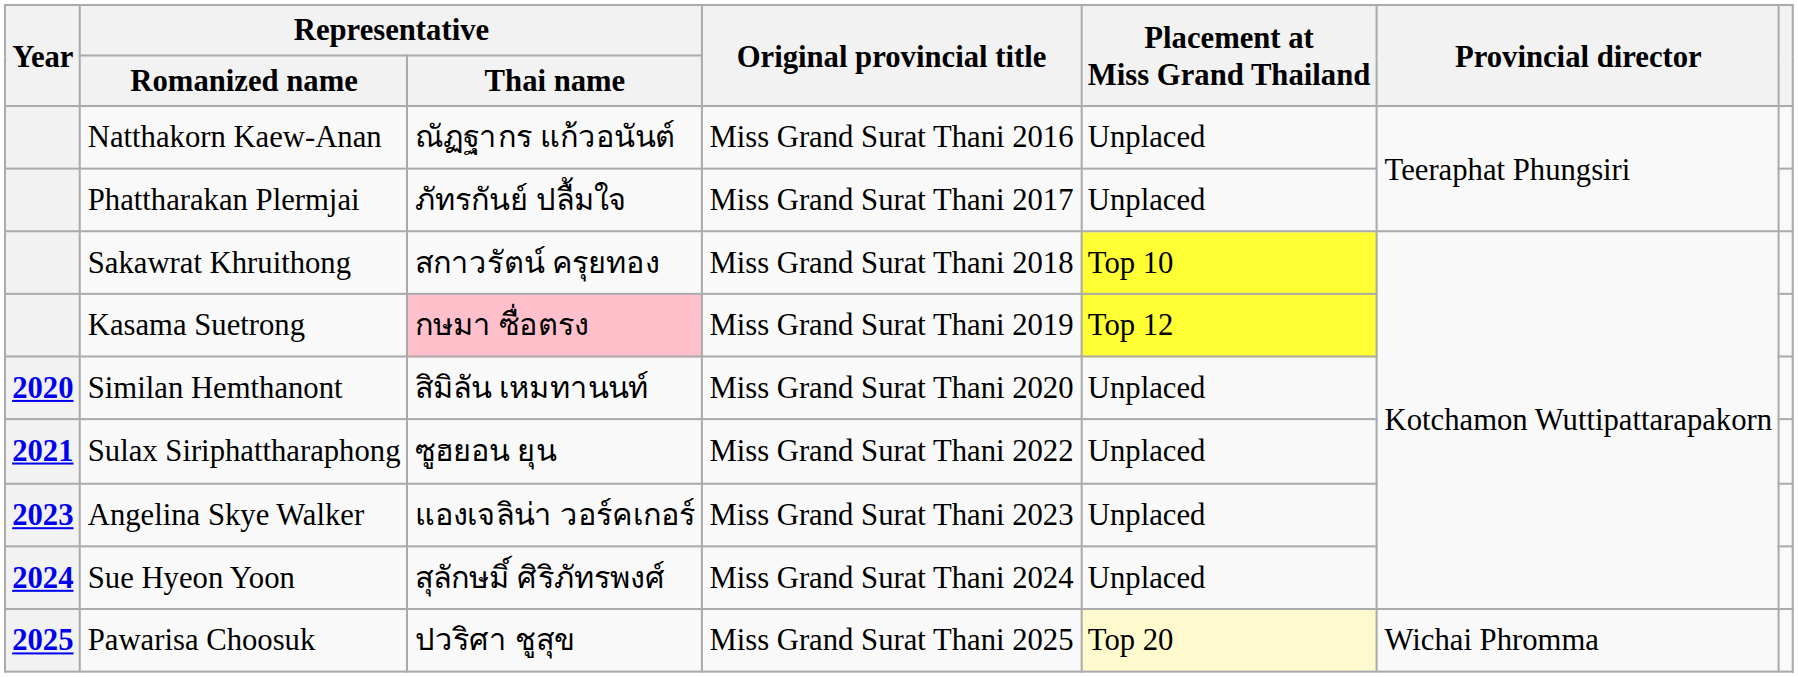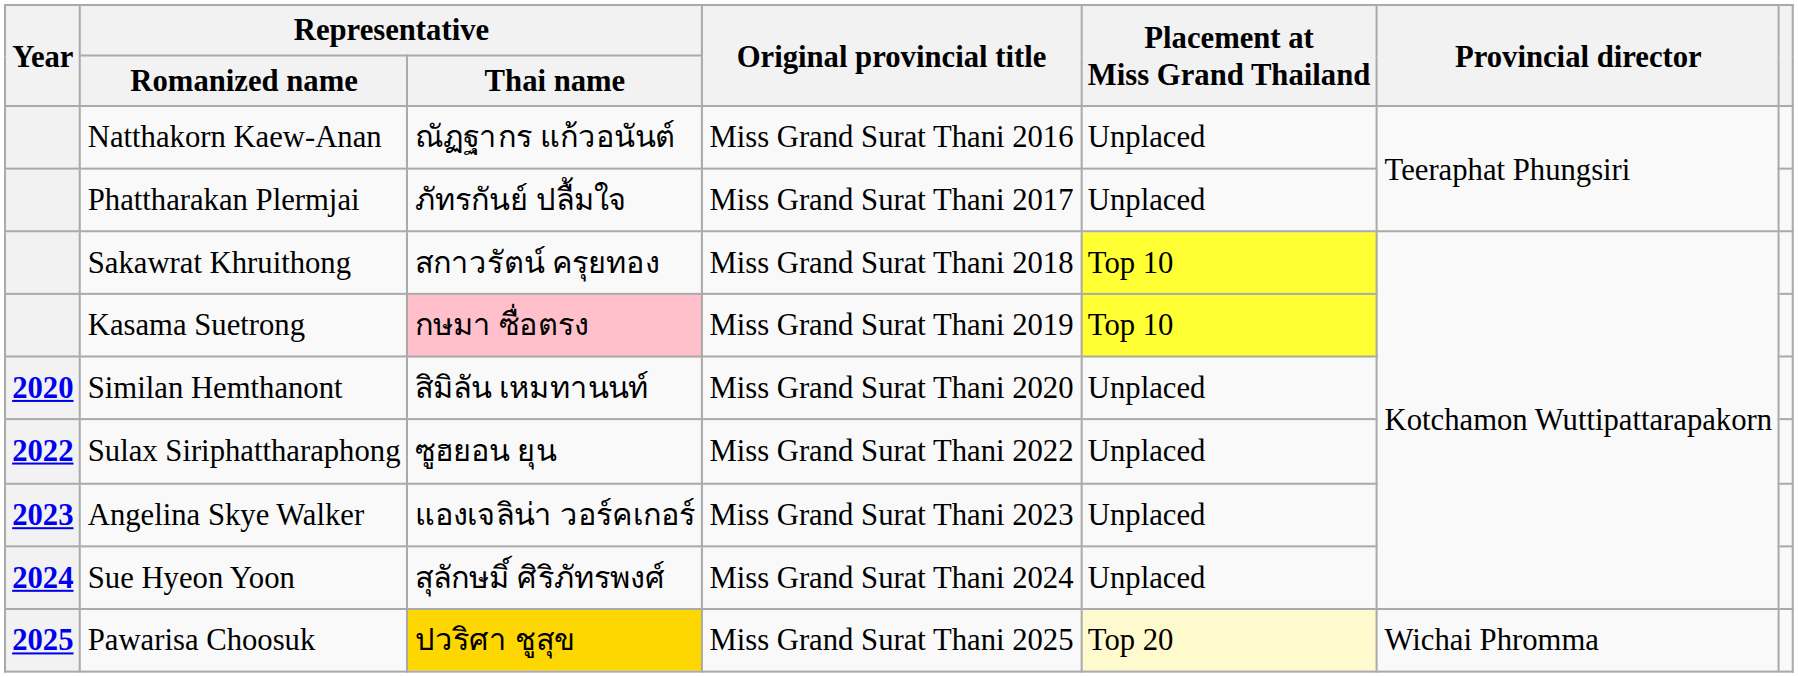(1131, 325) Top 12 -> (1131, 325) Top 10
(43, 451) 2021 -> (43, 451) 2022
(494, 639) no background -> (494, 639) gold background
